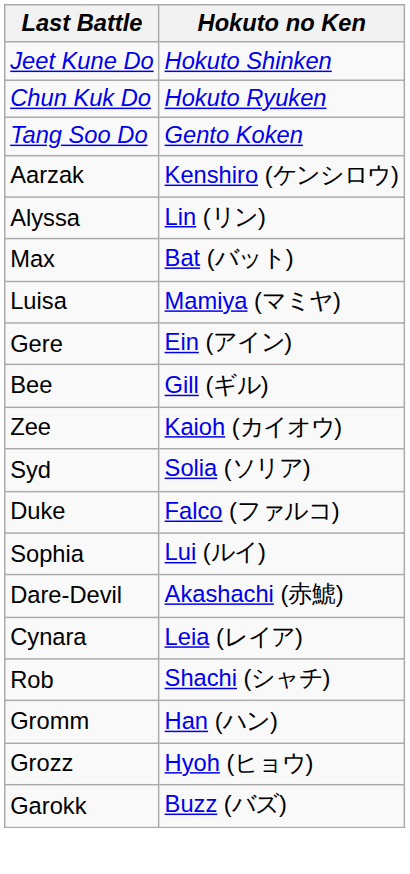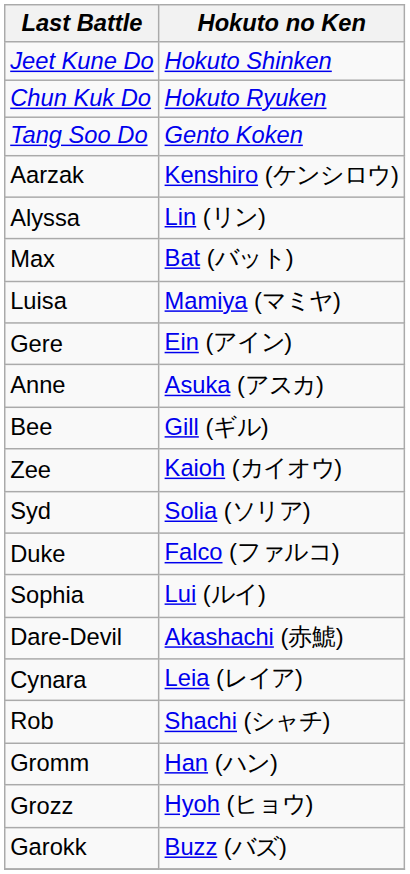+ row: (38, 385)
